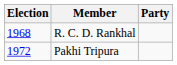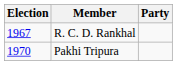(19, 32) 1968 -> (19, 32) 1967
(19, 51) 1972 -> (19, 51) 1970
